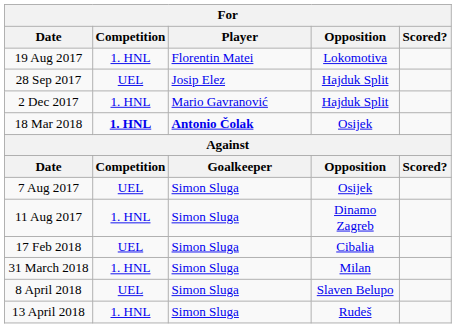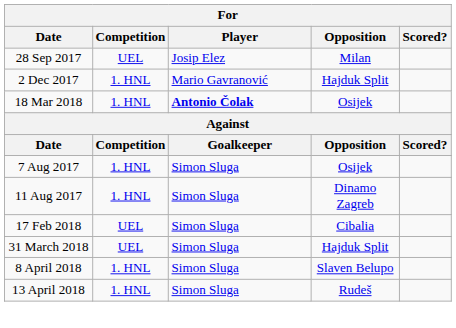- row: (48, 58)
(355, 80) Hajduk Split -> (355, 58) Milan
(130, 123) bold -> (130, 102) normal
(130, 188) UEL -> (130, 166) 1. HNL
(130, 268) 1. HNL -> (130, 247) UEL
(355, 268) Milan -> (355, 247) Hajduk Split
(130, 290) UEL -> (130, 268) 1. HNL
